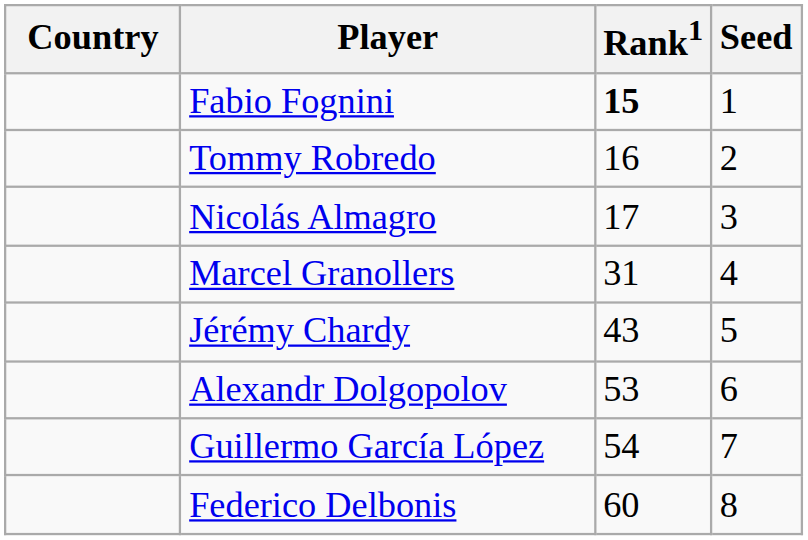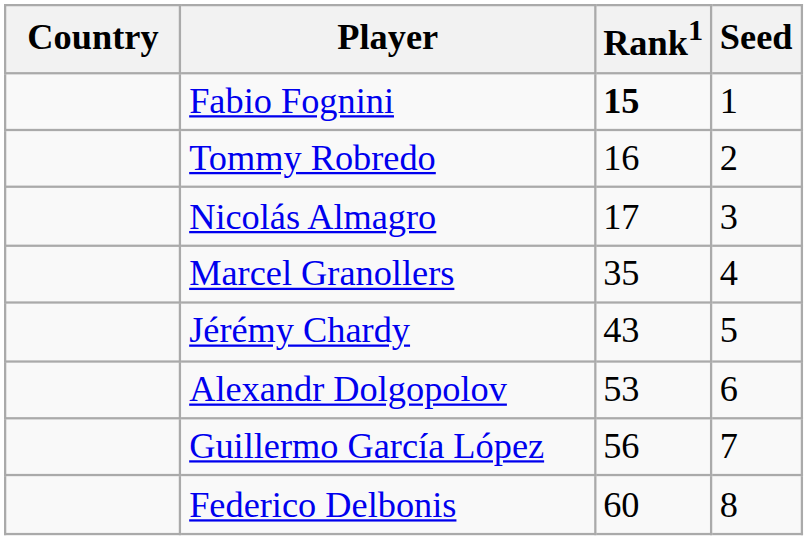(621, 273) 31 -> (621, 273) 35
(621, 446) 54 -> (621, 446) 56
